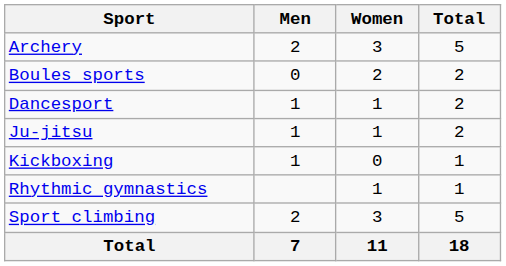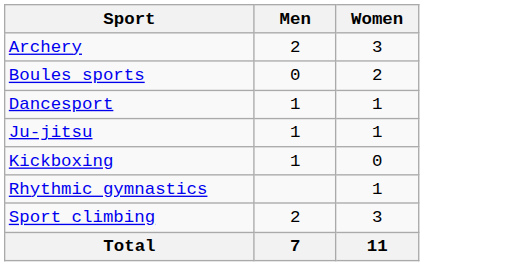- column: (459, 19)
